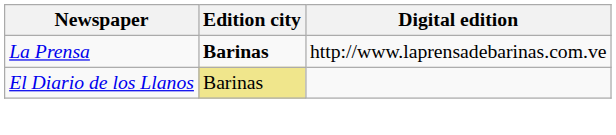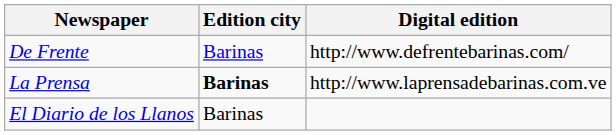+ row: (49, 51)
(233, 82) khaki background -> (233, 113) no background
